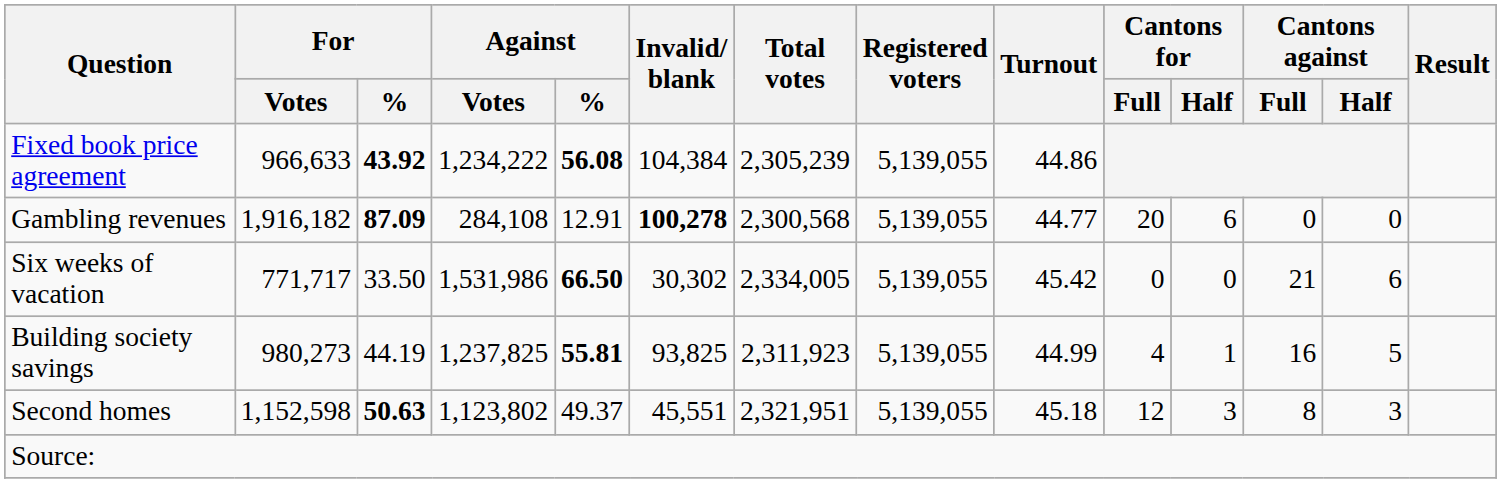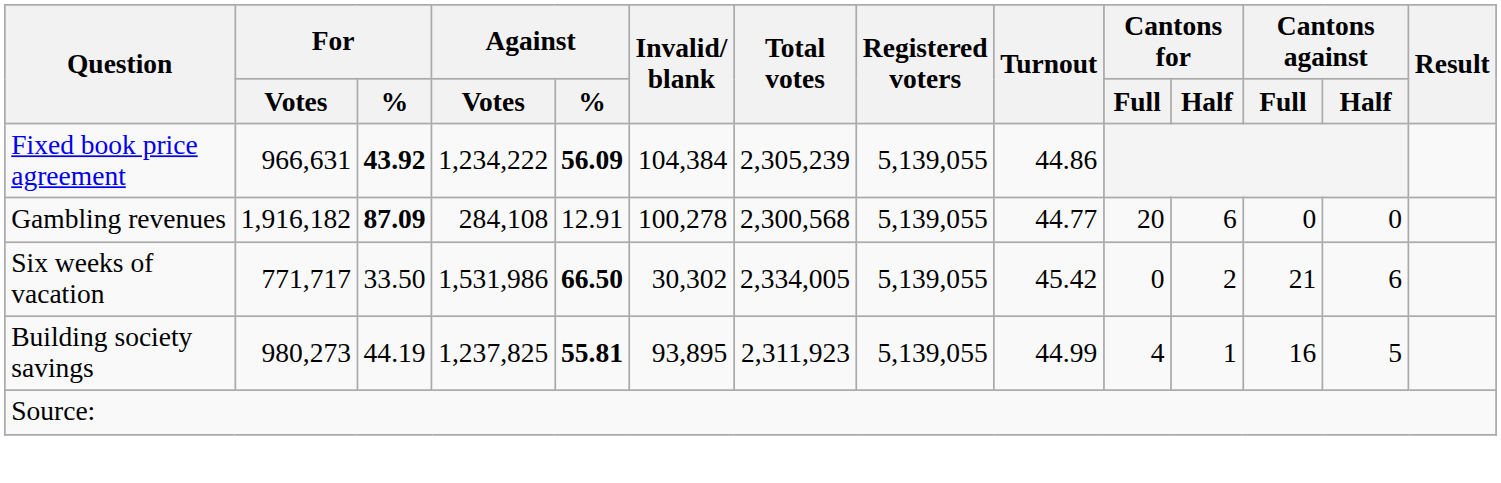(306, 160) 966,633 -> (306, 160) 966,631
(592, 160) 56.08 -> (592, 160) 56.09
(683, 219) bold -> (683, 219) normal
(1230, 278) 0 -> (1230, 278) 2
(690, 352) 93,825 -> (690, 352) 93,895
- row: (91, 412)
